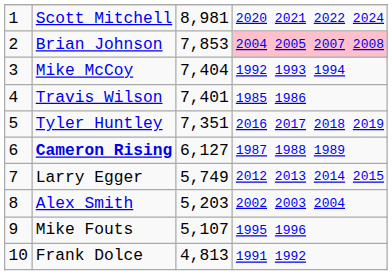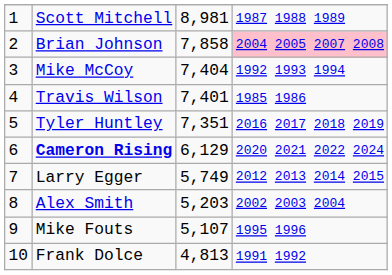(310, 18) 2020 2021 2022 2024 -> (290, 18) 1987 1988 1989
(204, 44) 7,853 -> (204, 44) 7,858
(204, 150) 6,127 -> (204, 150) 6,129
(290, 150) 1987 1988 1989 -> (310, 150) 2020 2021 2022 2024
